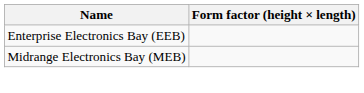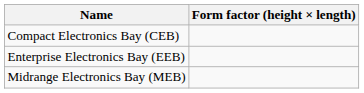+ row: (93, 35)
